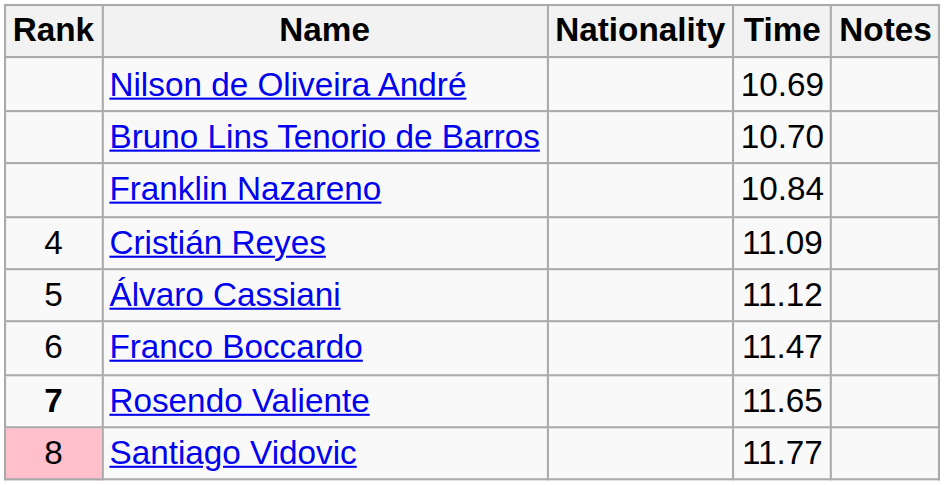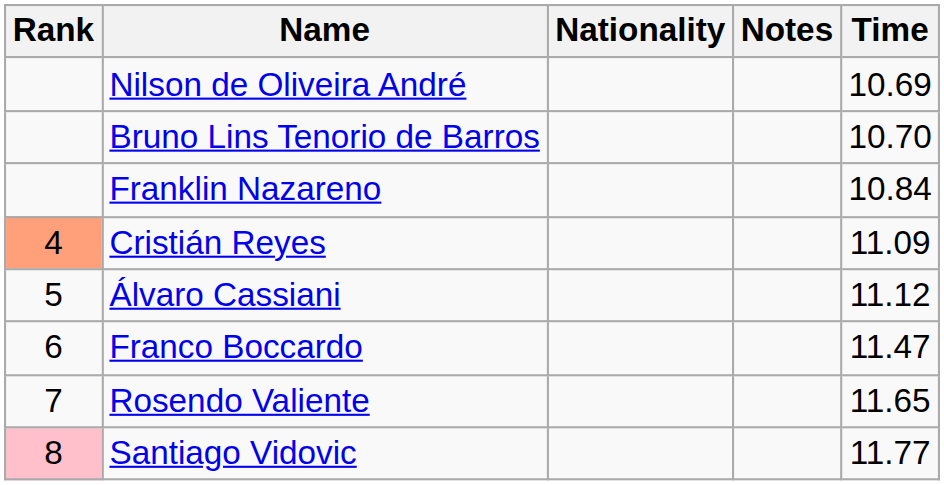columns swapped: (782, 30) <-> (886, 30)
(53, 242) no background -> (53, 242) lightsalmon background
(53, 400) bold -> (53, 400) normal
